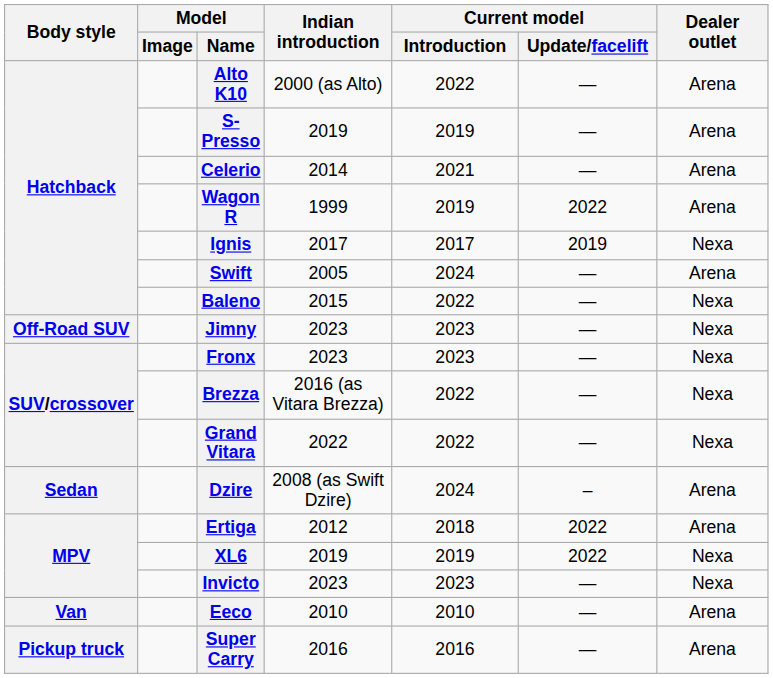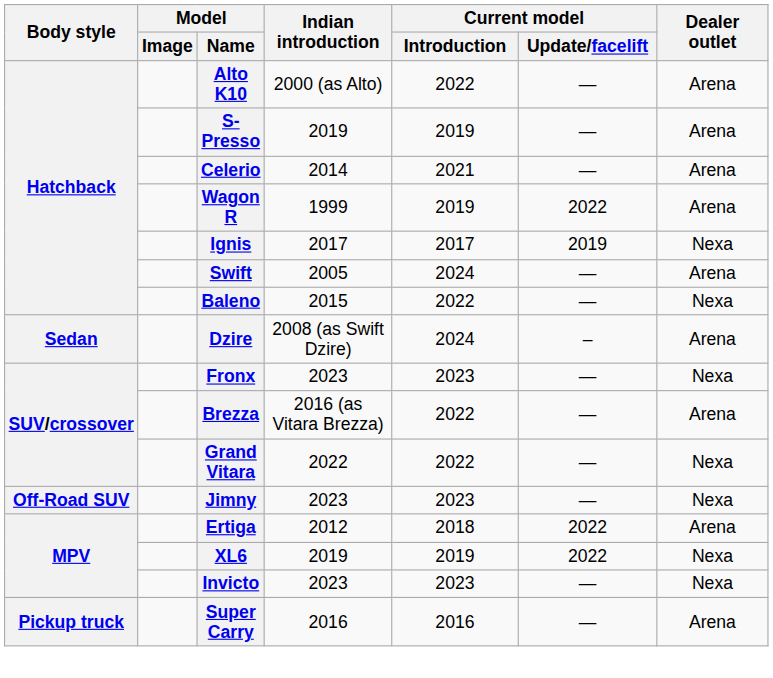rows swapped: (231, 490) <-> (231, 329)
(712, 394) Nexa -> (712, 414) Arena
- row: (231, 611)
